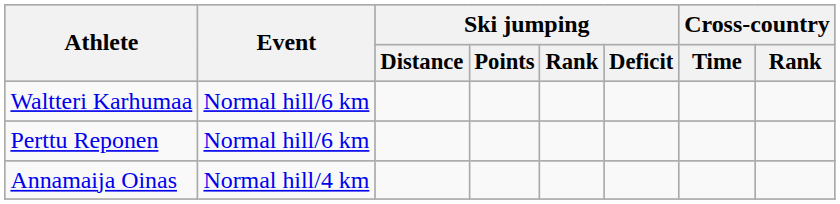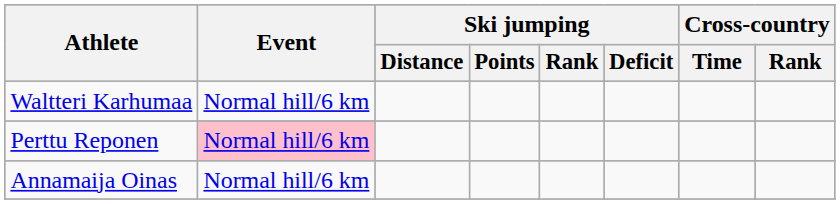(286, 140) no background -> (286, 140) pink background
(286, 180) Normal hill/4 km -> (286, 180) Normal hill/6 km
